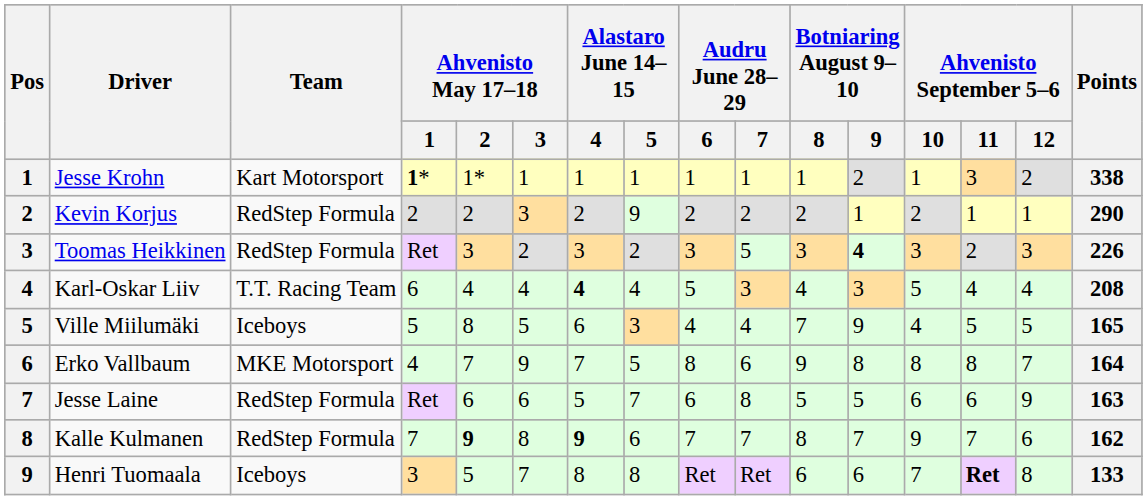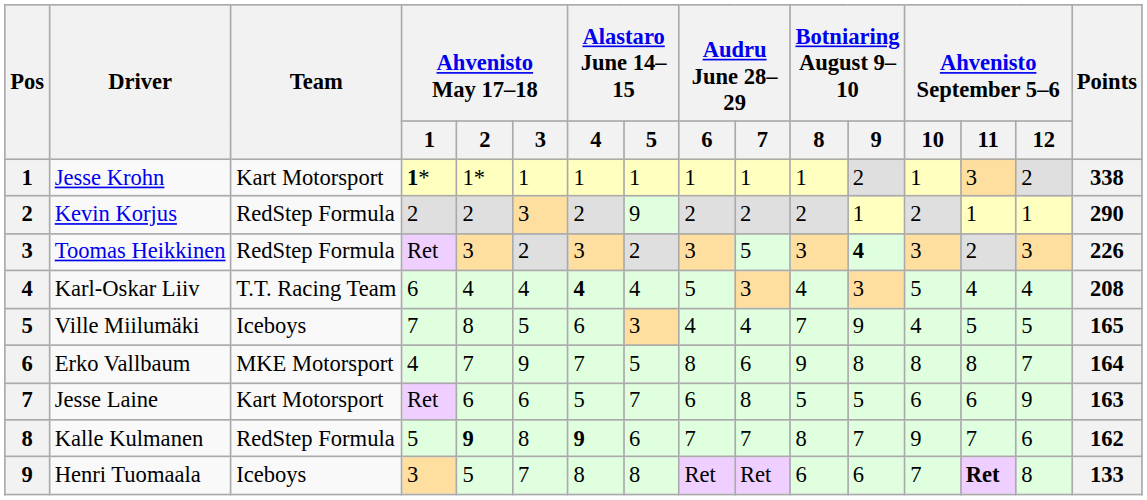(413, 325) 5 -> (413, 325) 7
(315, 400) RedStep Formula -> (310, 400) Kart Motorsport
(413, 437) 7 -> (413, 437) 5
